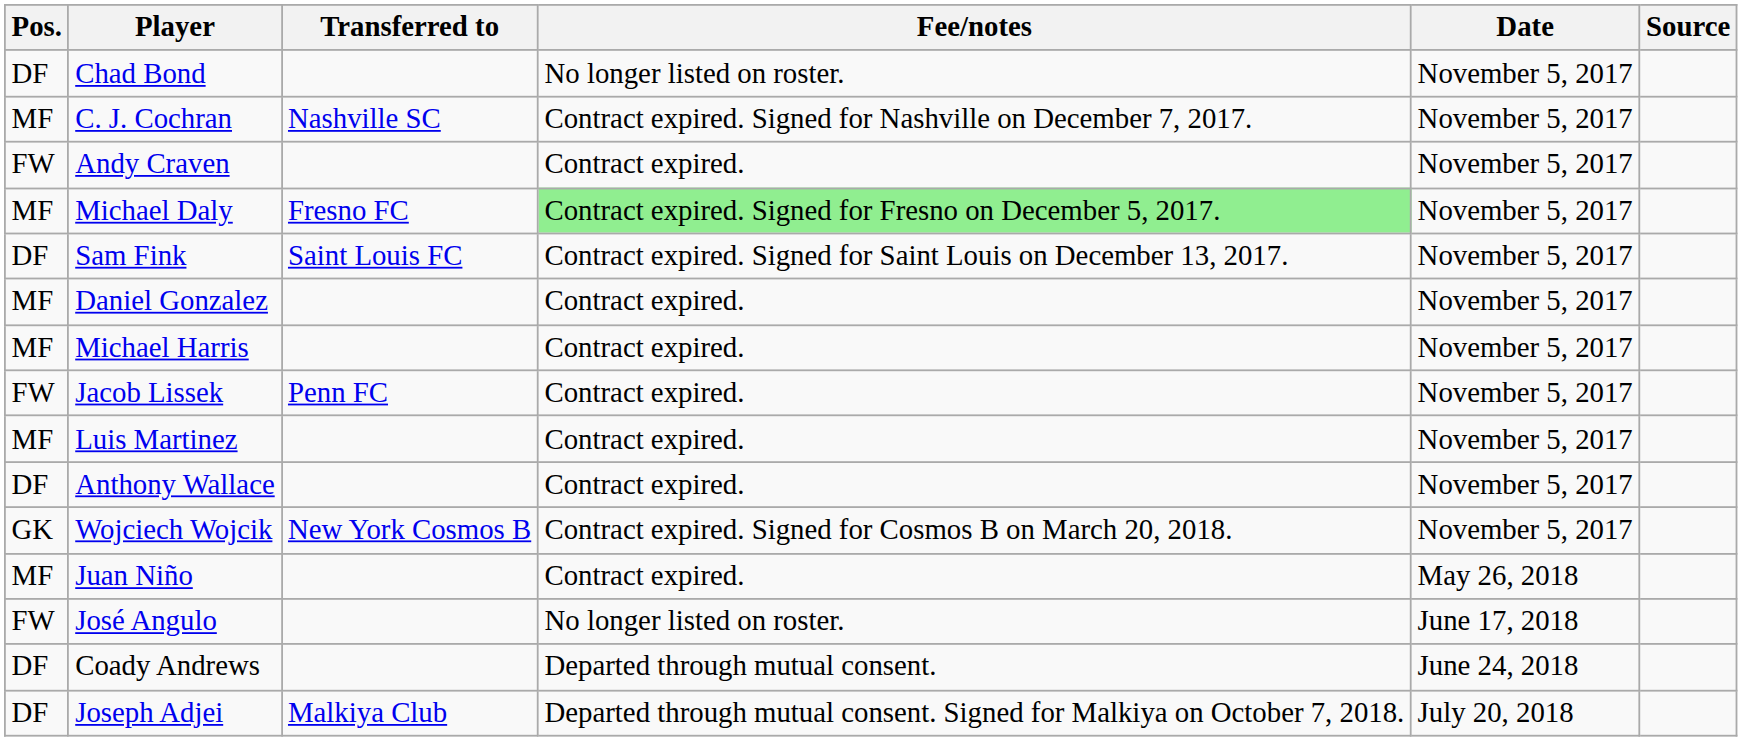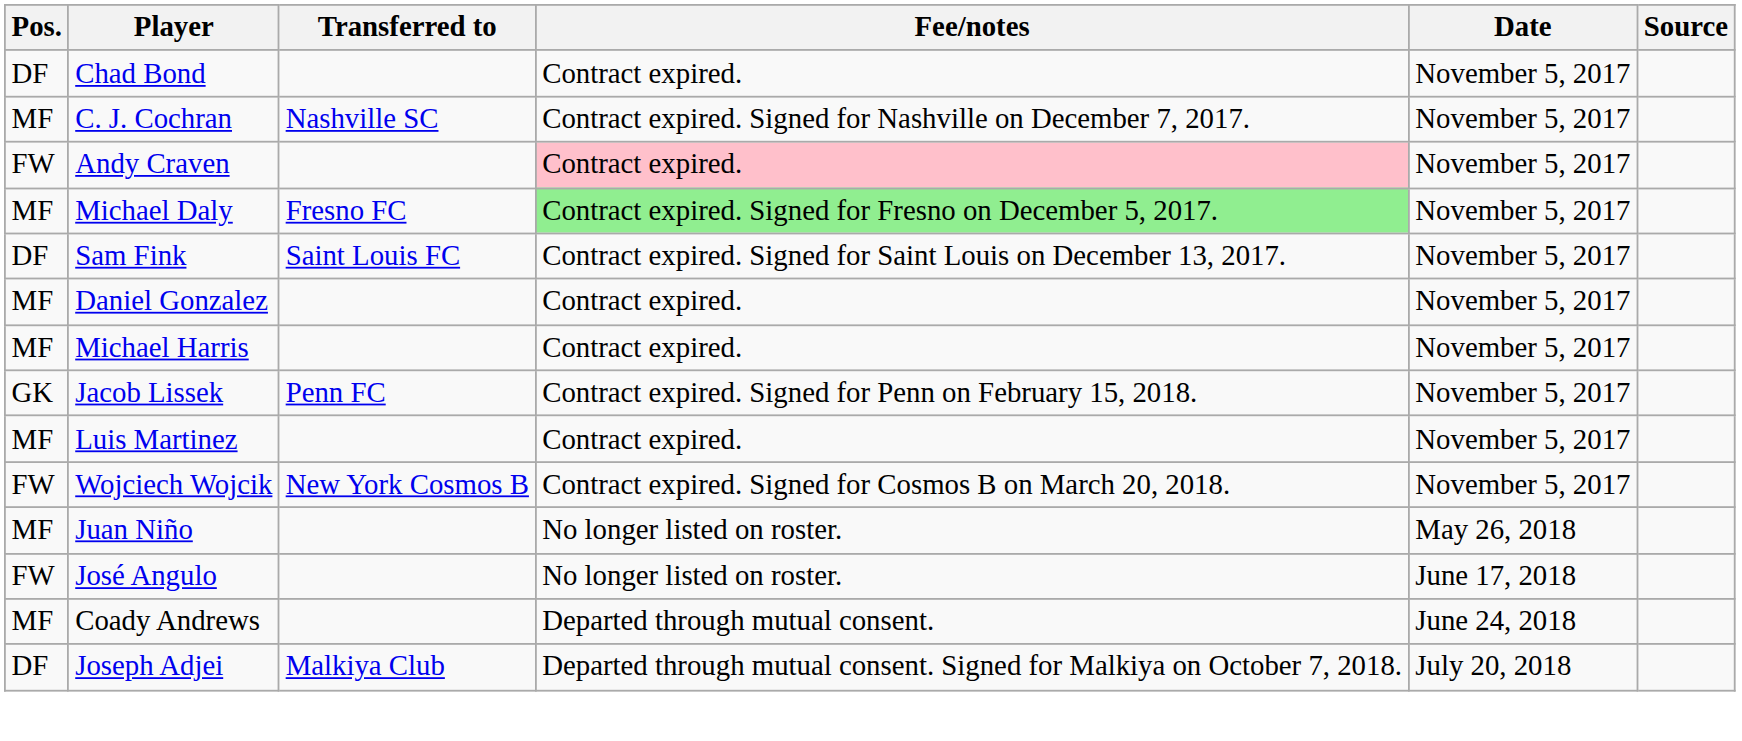(694, 73) No longer listed on roster. -> (642, 73) Contract expired.
(644, 164) no background -> (642, 164) pink background
(33, 392) FW -> (32, 392) GK
(644, 392) Contract expired. -> (870, 392) Contract expired. Signed for Penn on February 15, 2018.
- row: (175, 484)
(32, 529) GK -> (33, 484) FW
(644, 575) Contract expired. -> (692, 529) No longer listed on roster.
(30, 666) DF -> (32, 621) MF
